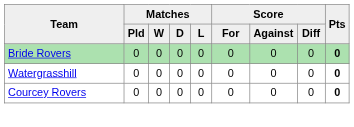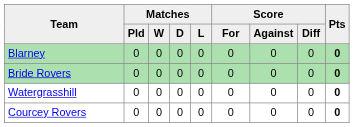+ row: (27, 53)
